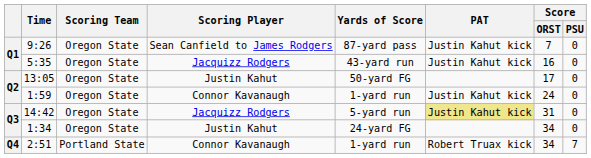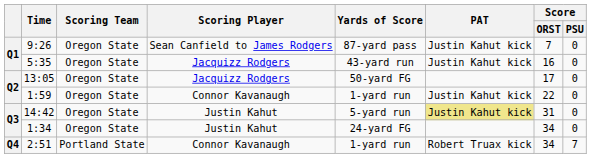(241, 79) Justin Kahut -> (241, 79) Jacquizz Rodgers
(549, 95) 24 -> (549, 95) 22
(241, 112) Jacquizz Rodgers -> (241, 112) Justin Kahut
